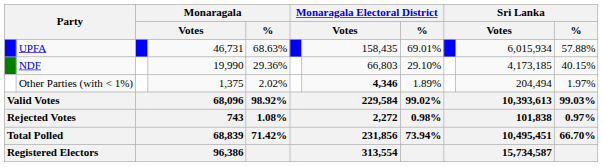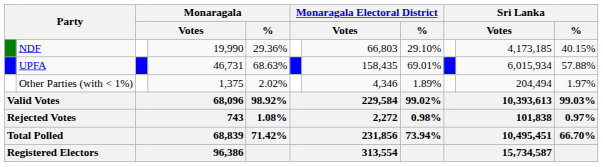rows swapped: (33, 48) <-> (30, 65)
(385, 83) bold -> (385, 83) normal
